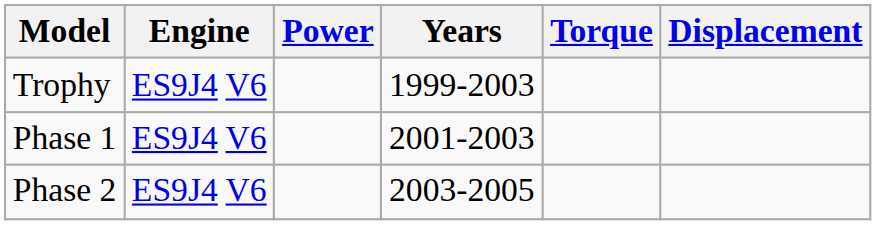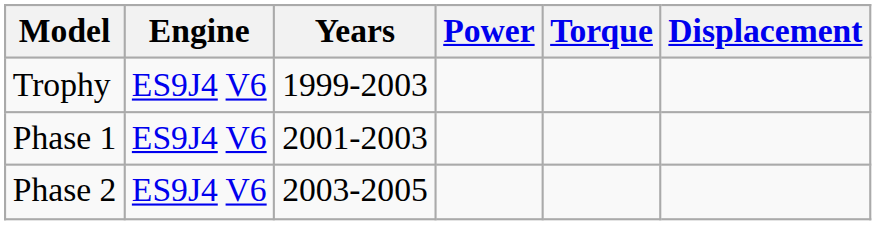columns swapped: (462, 31) <-> (328, 31)
